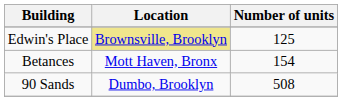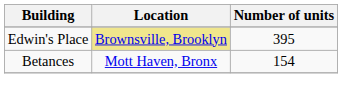(284, 38) 125 -> (284, 38) 395
- row: (48, 84)
